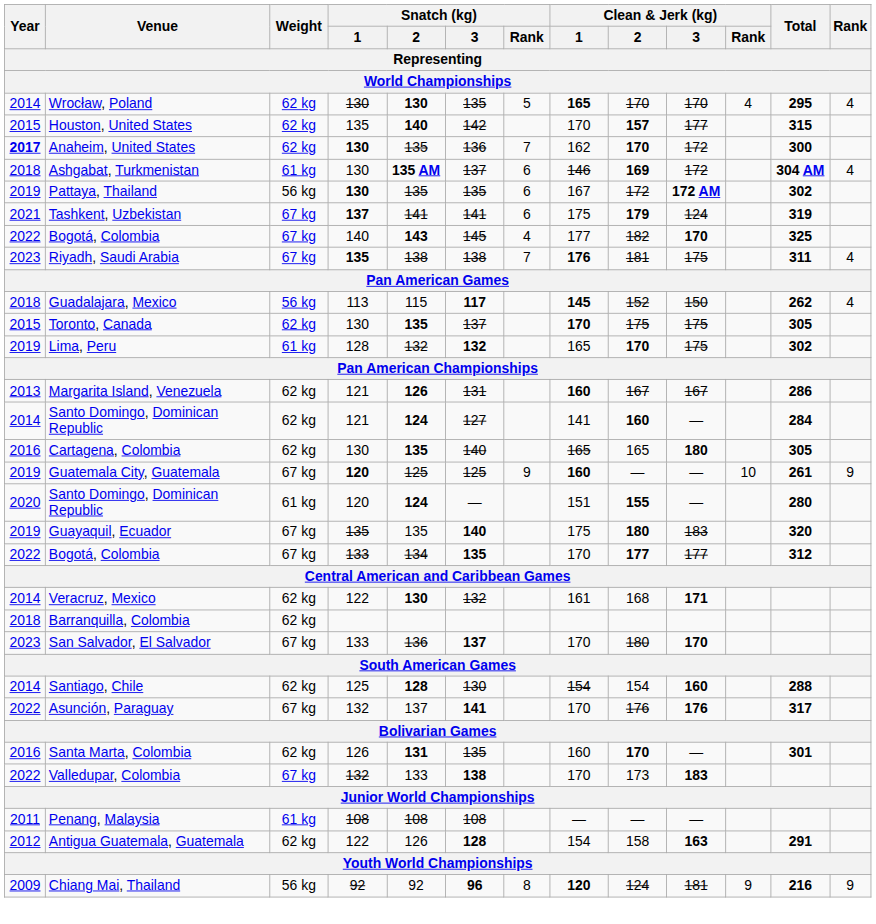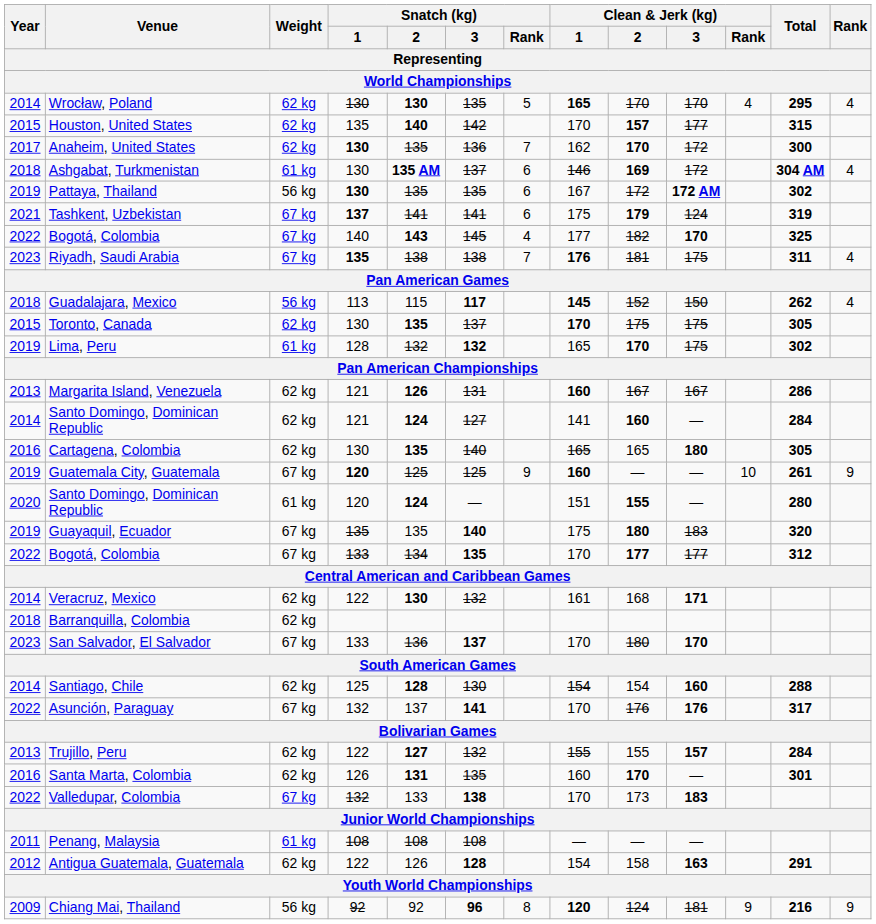(25, 147) bold -> (25, 147) normal
+ row: (88, 753)
